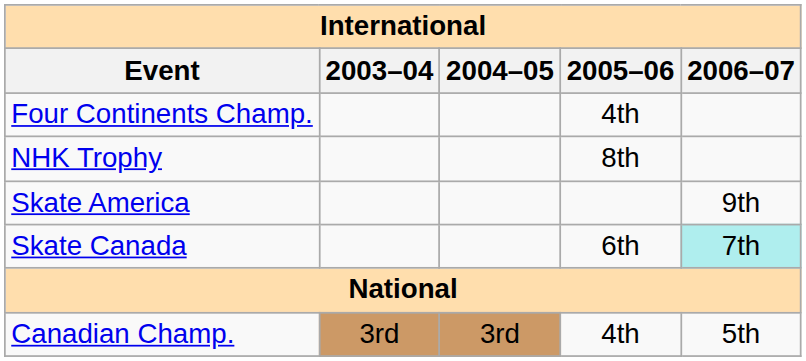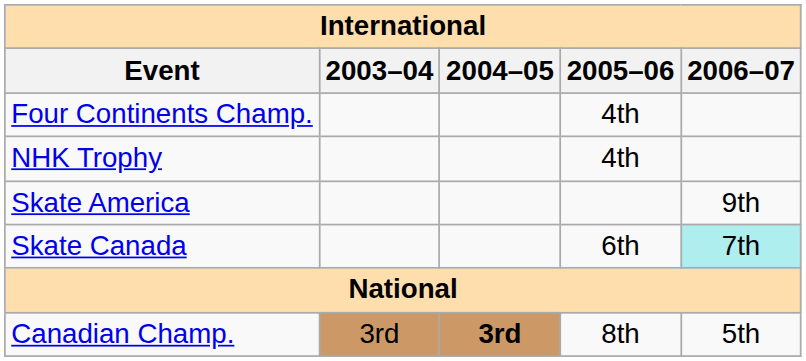(621, 158) 8th -> (621, 158) 4th
(500, 333) normal -> (500, 333) bold
(621, 333) 4th -> (621, 333) 8th
